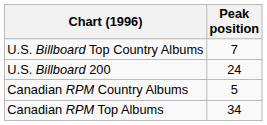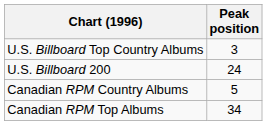(234, 49) 7 -> (234, 49) 3
